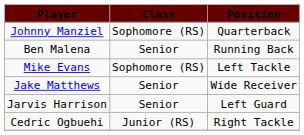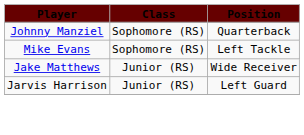- row: (57, 49)
(159, 85) Senior -> (159, 67) Junior (RS)
(159, 103) Senior -> (159, 85) Junior (RS)
- row: (57, 121)
